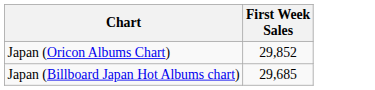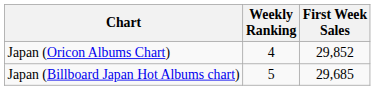+ column: (271, 23)
